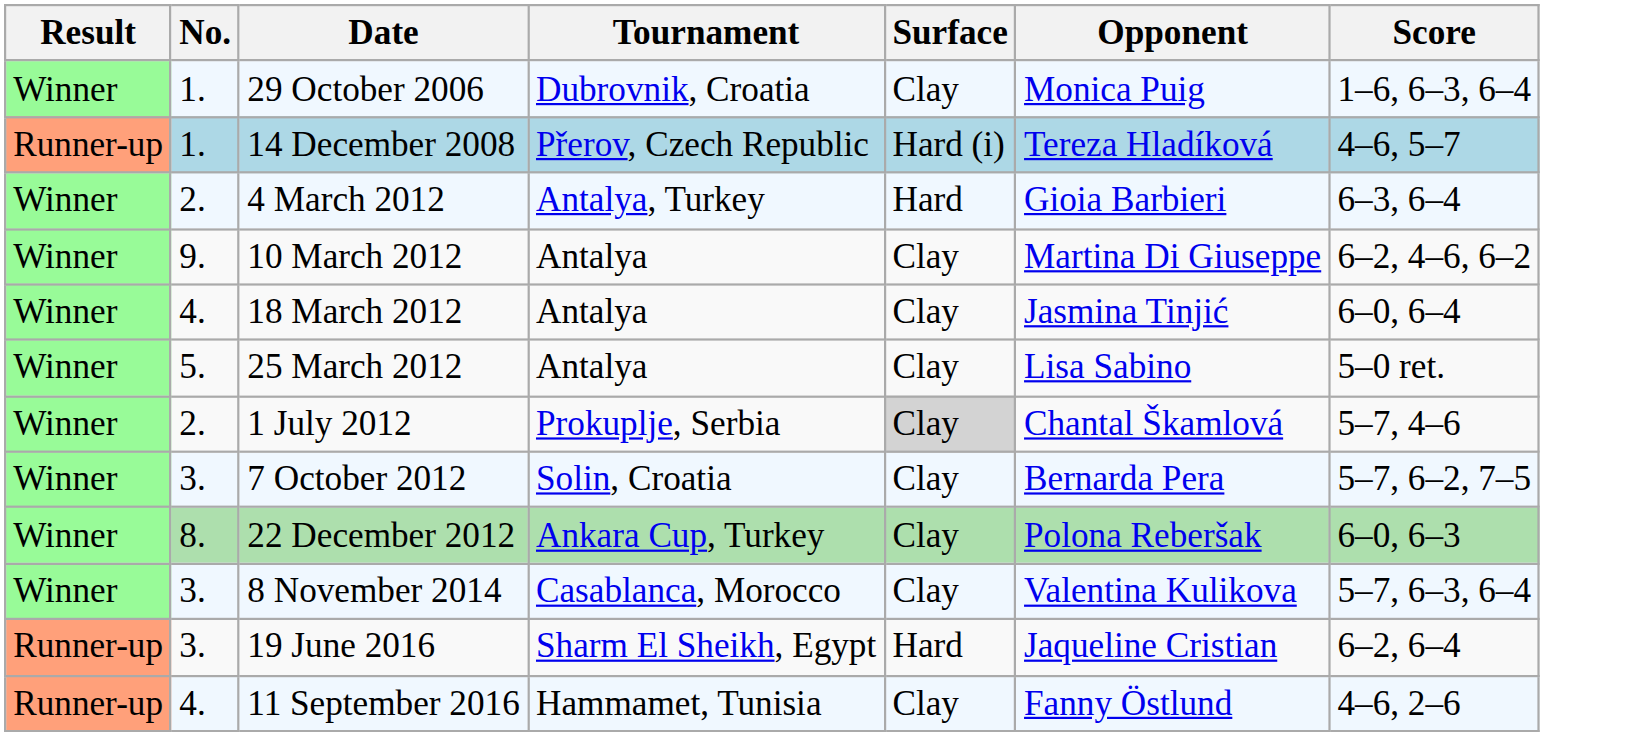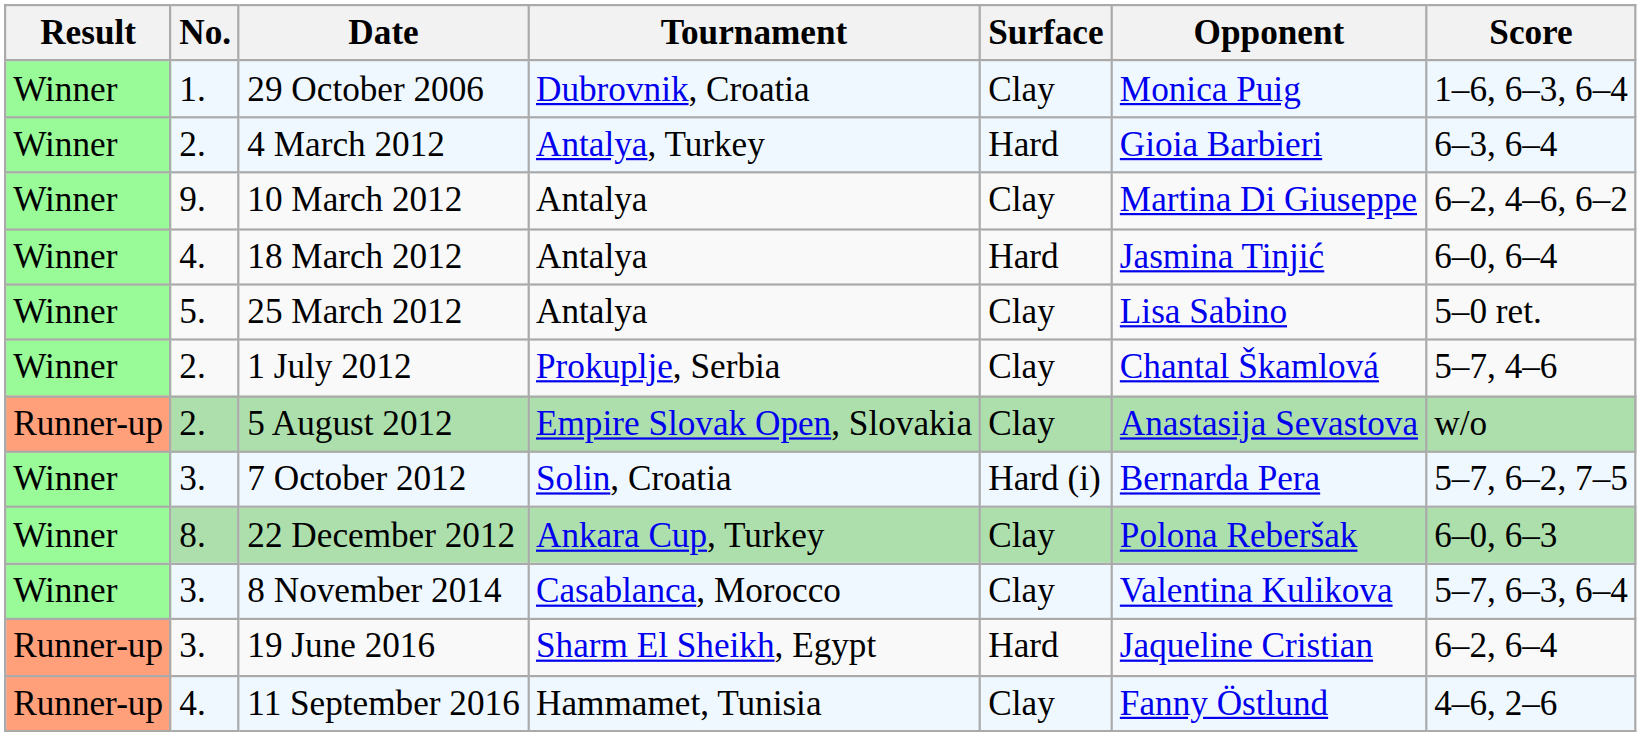- row: (381, 144)
(926, 311) Clay -> (1023, 255) Hard
(926, 423) lightgrey background -> (1022, 367) no background
+ row: (350, 423)
(926, 479) Clay -> (1044, 479) Hard (i)
